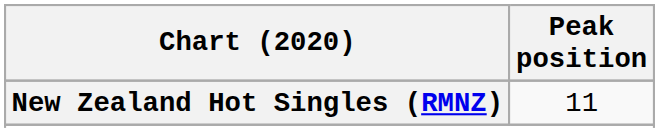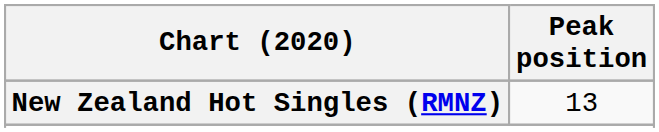(582, 103) 11 -> (582, 103) 13
